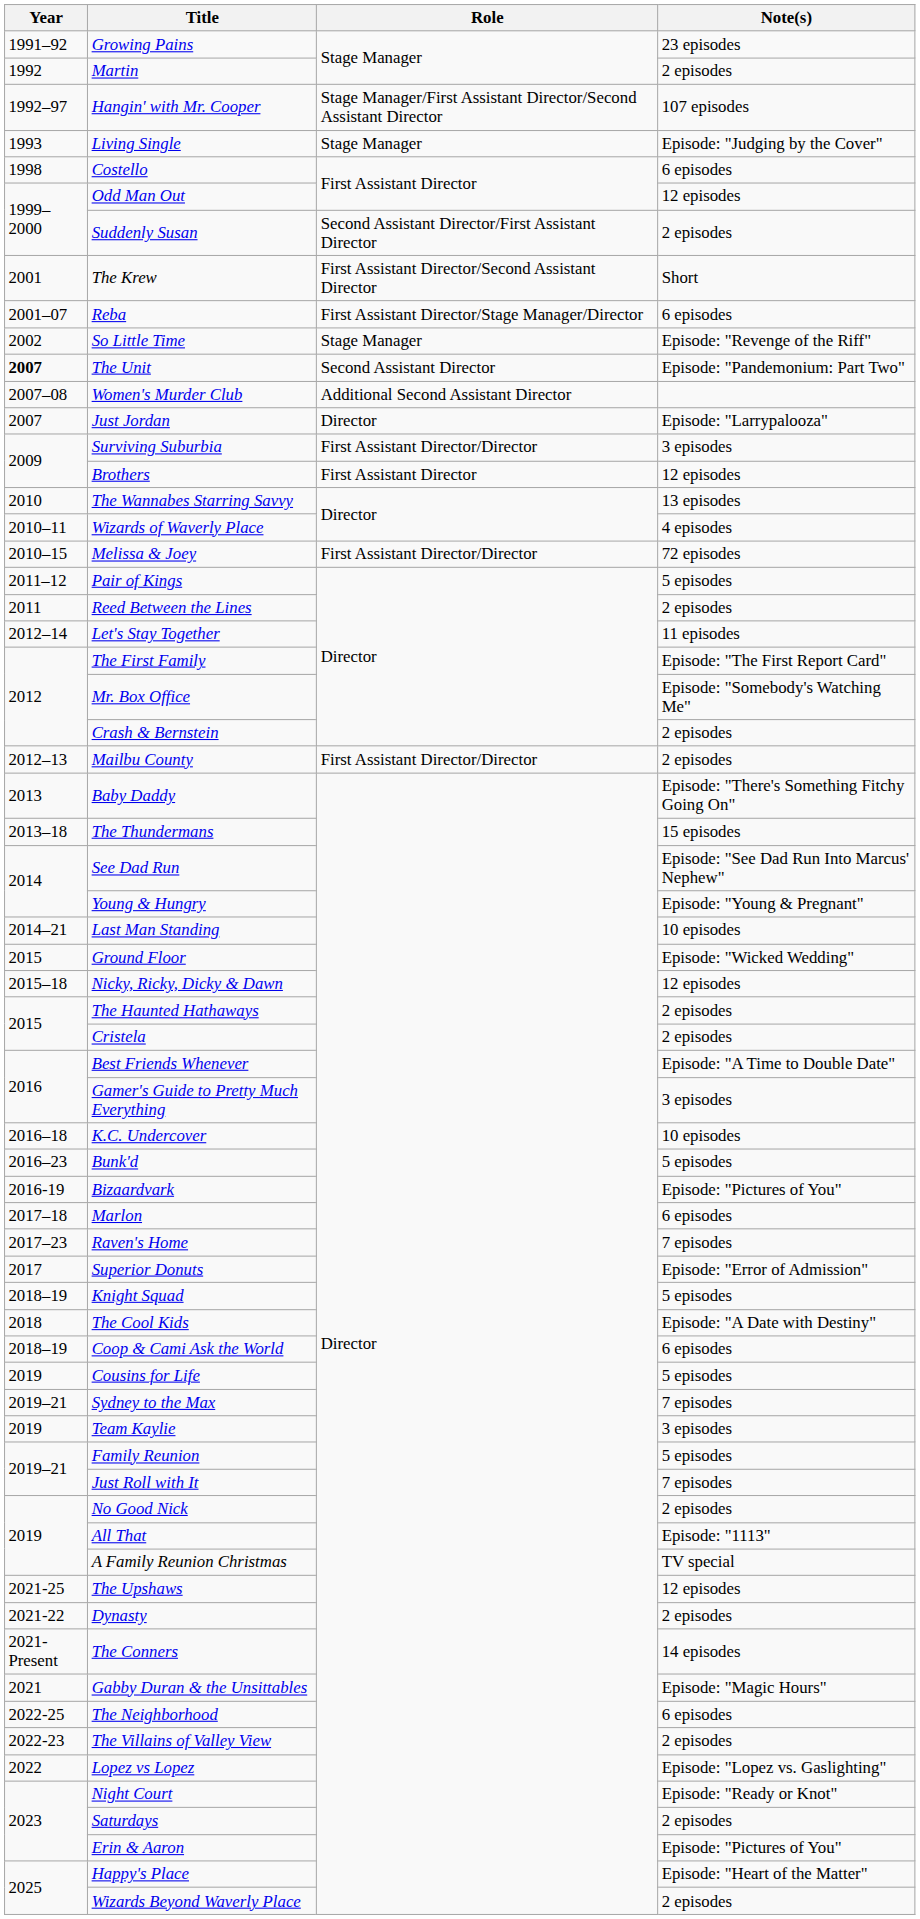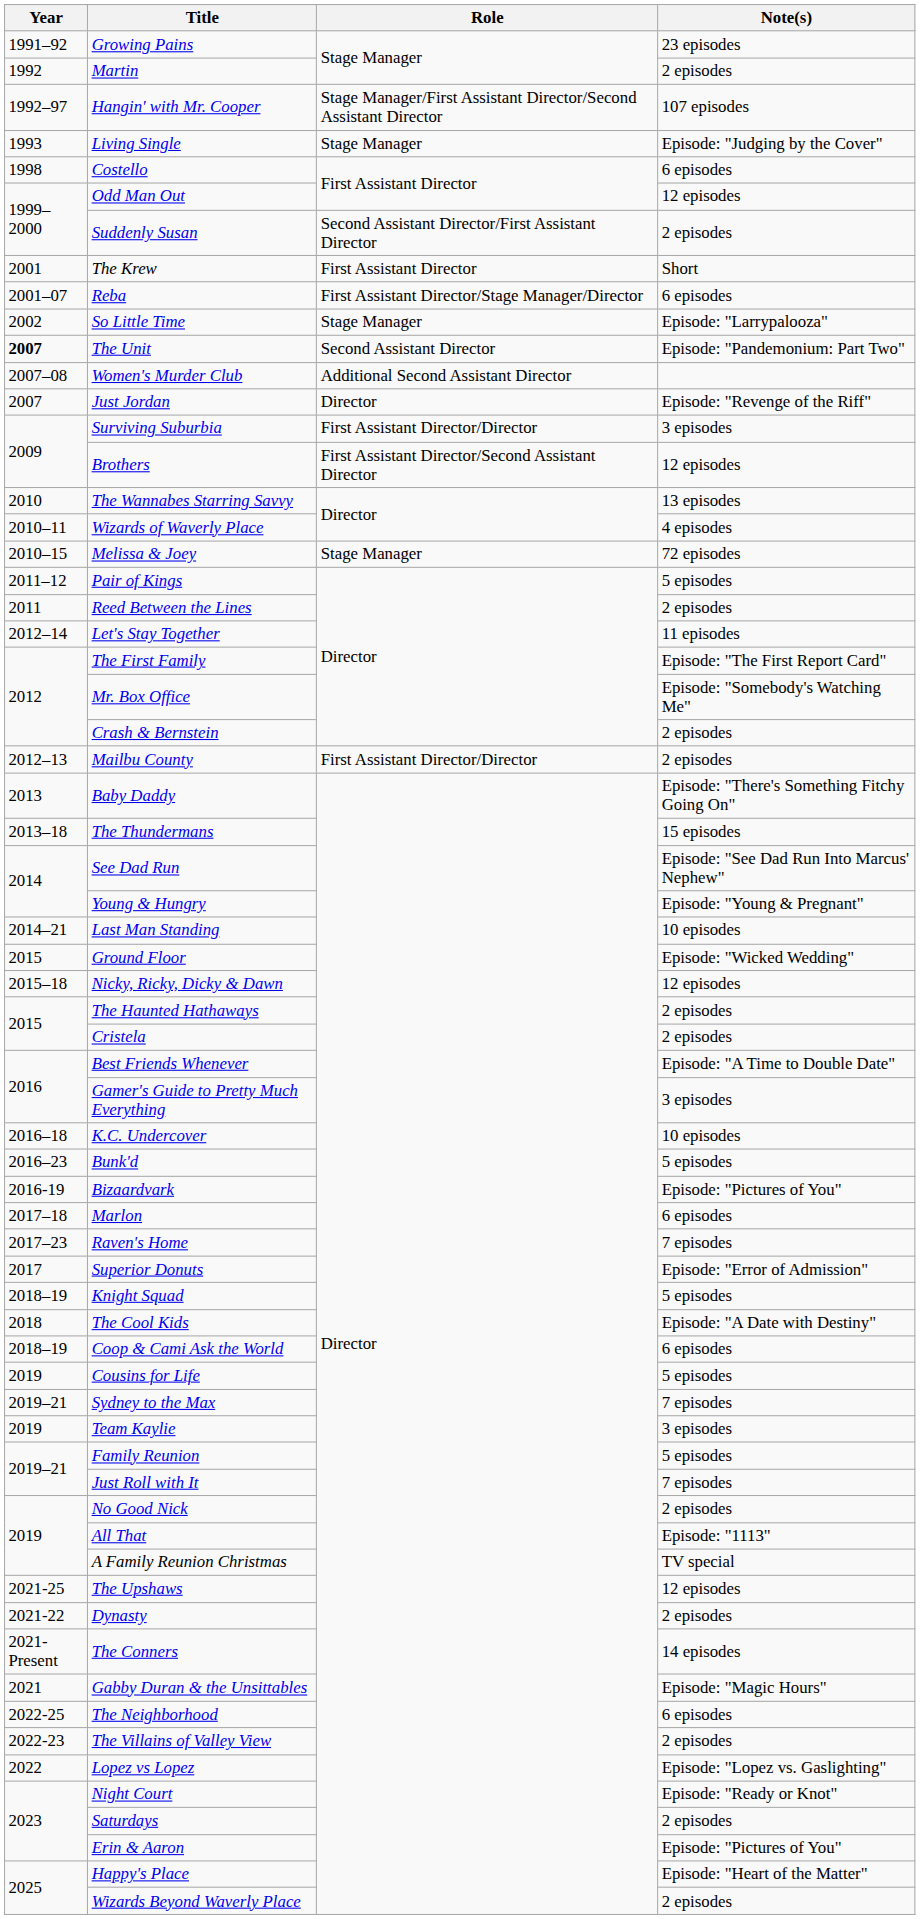(458, 278) First Assistant Director/Second Assistant Director -> (399, 268) First Assistant Director
(766, 340) Episode: "Revenge of the Riff" -> (745, 322) Episode: "Larrypalooza"
(745, 420) Episode: "Larrypalooza" -> (766, 401) Episode: "Revenge of the Riff"
(399, 474) First Assistant Director -> (458, 464) First Assistant Director/Second Assistant Director
(429, 554) First Assistant Director/Director -> (371, 554) Stage Manager
